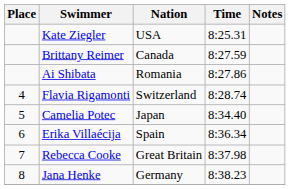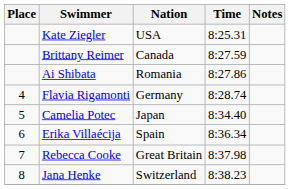(166, 94) Switzerland -> (159, 94) Germany
(159, 174) Germany -> (166, 174) Switzerland
